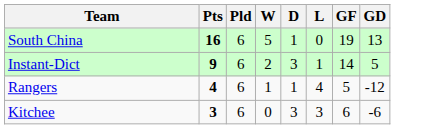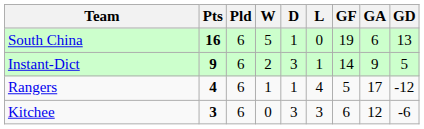+ column: (375, 16)
